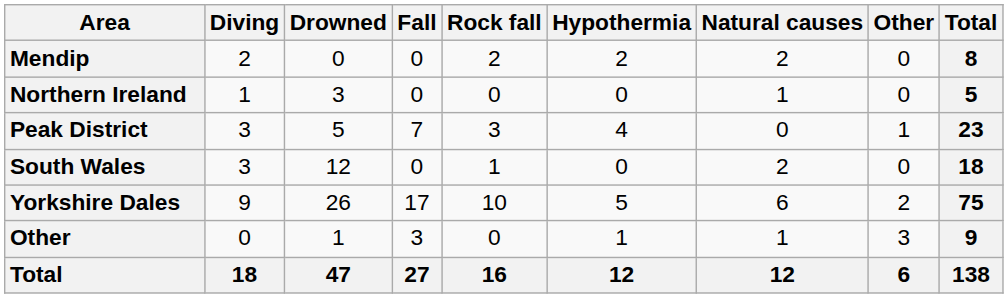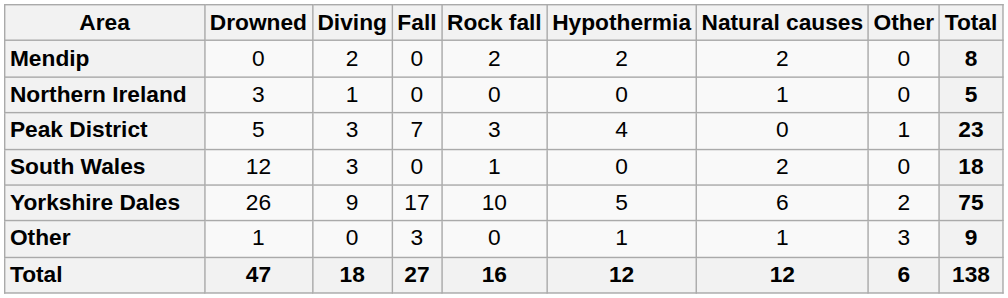columns swapped: (245, 22) <-> (338, 22)
